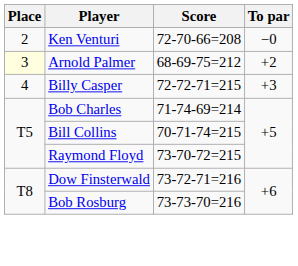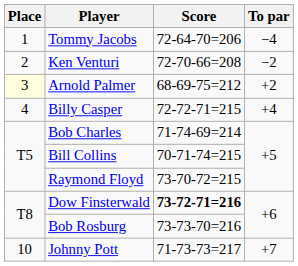+ row: (92, 39)
(269, 39) −0 -> (269, 62) −2
(269, 86) +3 -> (269, 109) +4
(199, 179) normal -> (199, 202) bold
+ row: (83, 249)
